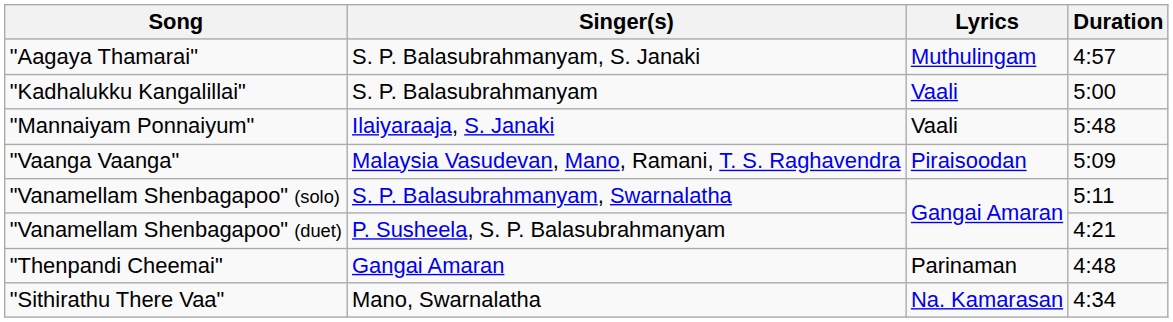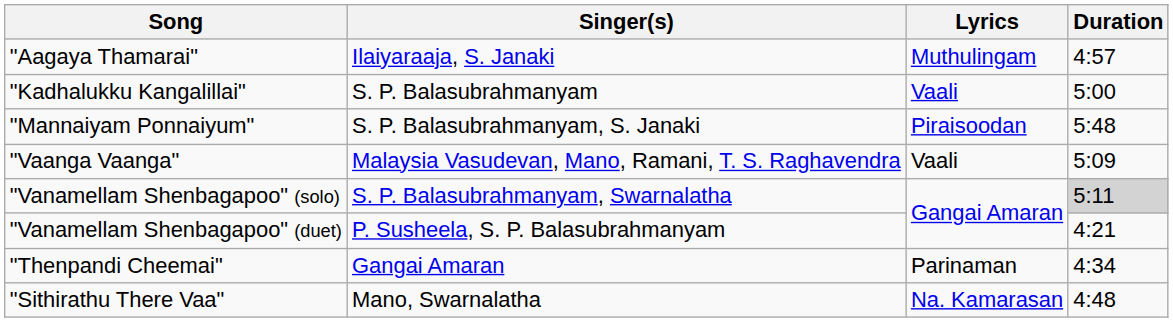(526, 56) S. P. Balasubrahmanyam, S. Janaki -> (453, 56) Ilaiyaraaja, S. Janaki
(453, 126) Ilaiyaraaja, S. Janaki -> (526, 126) S. P. Balasubrahmanyam, S. Janaki
(934, 126) Vaali -> (969, 126) Piraisoodan
(969, 160) Piraisoodan -> (934, 160) Vaali
(1094, 195) no background -> (1094, 195) lightgrey background
(1095, 265) 4:48 -> (1095, 265) 4:34
(1095, 299) 4:34 -> (1095, 299) 4:48
